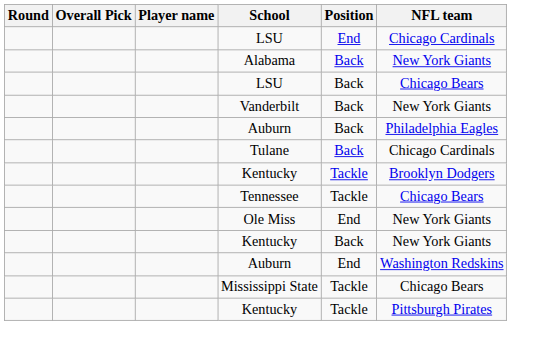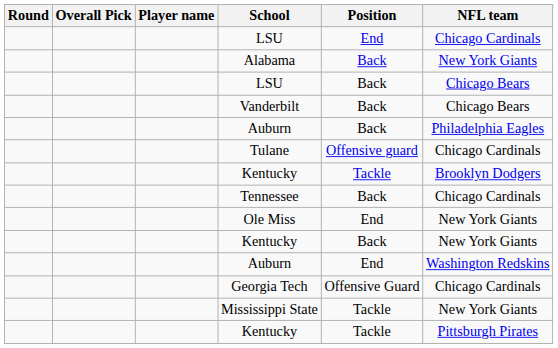(442, 106) New York Giants -> (488, 106) Chicago Bears
(349, 151) Back -> (372, 151) Offensive guard
(349, 196) Tackle -> (372, 196) Back
(442, 196) Chicago Bears -> (488, 196) Chicago Cardinals
+ row: (28, 287)
(442, 286) Chicago Bears -> (488, 309) New York Giants
